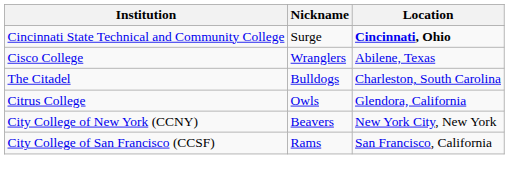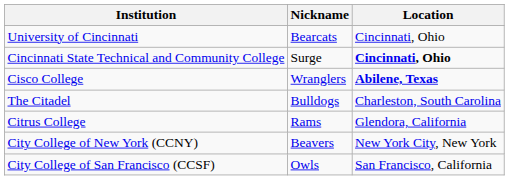+ row: (73, 36)
(395, 57) normal -> (396, 79) bold
(305, 100) Owls -> (306, 121) Rams
(306, 143) Rams -> (305, 164) Owls
